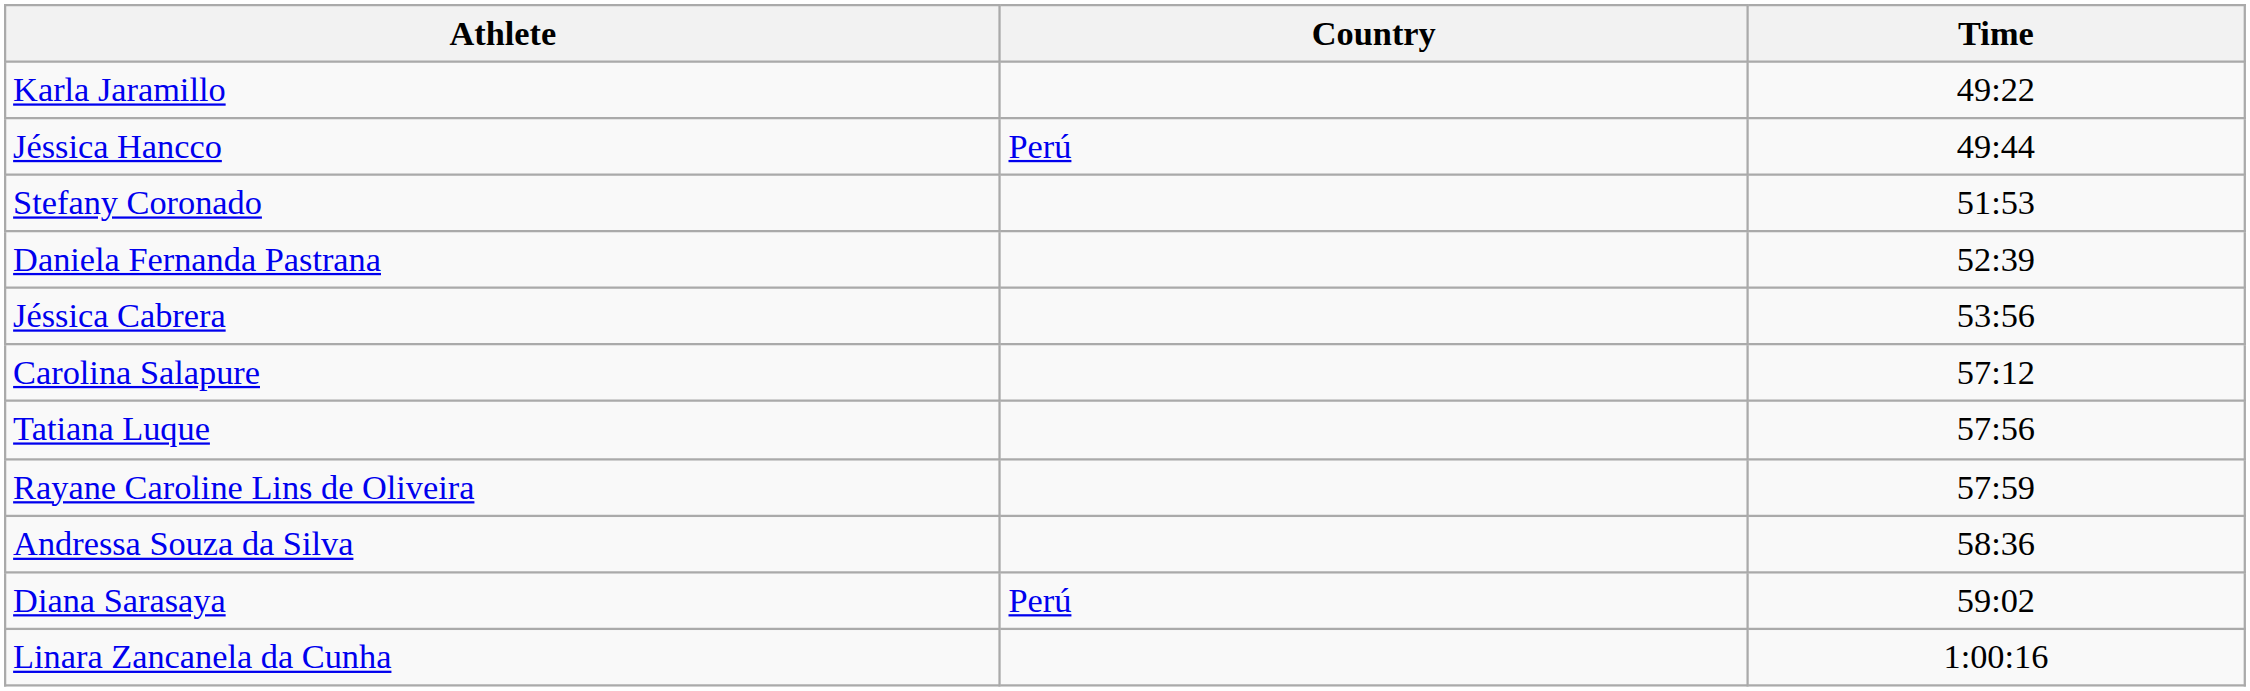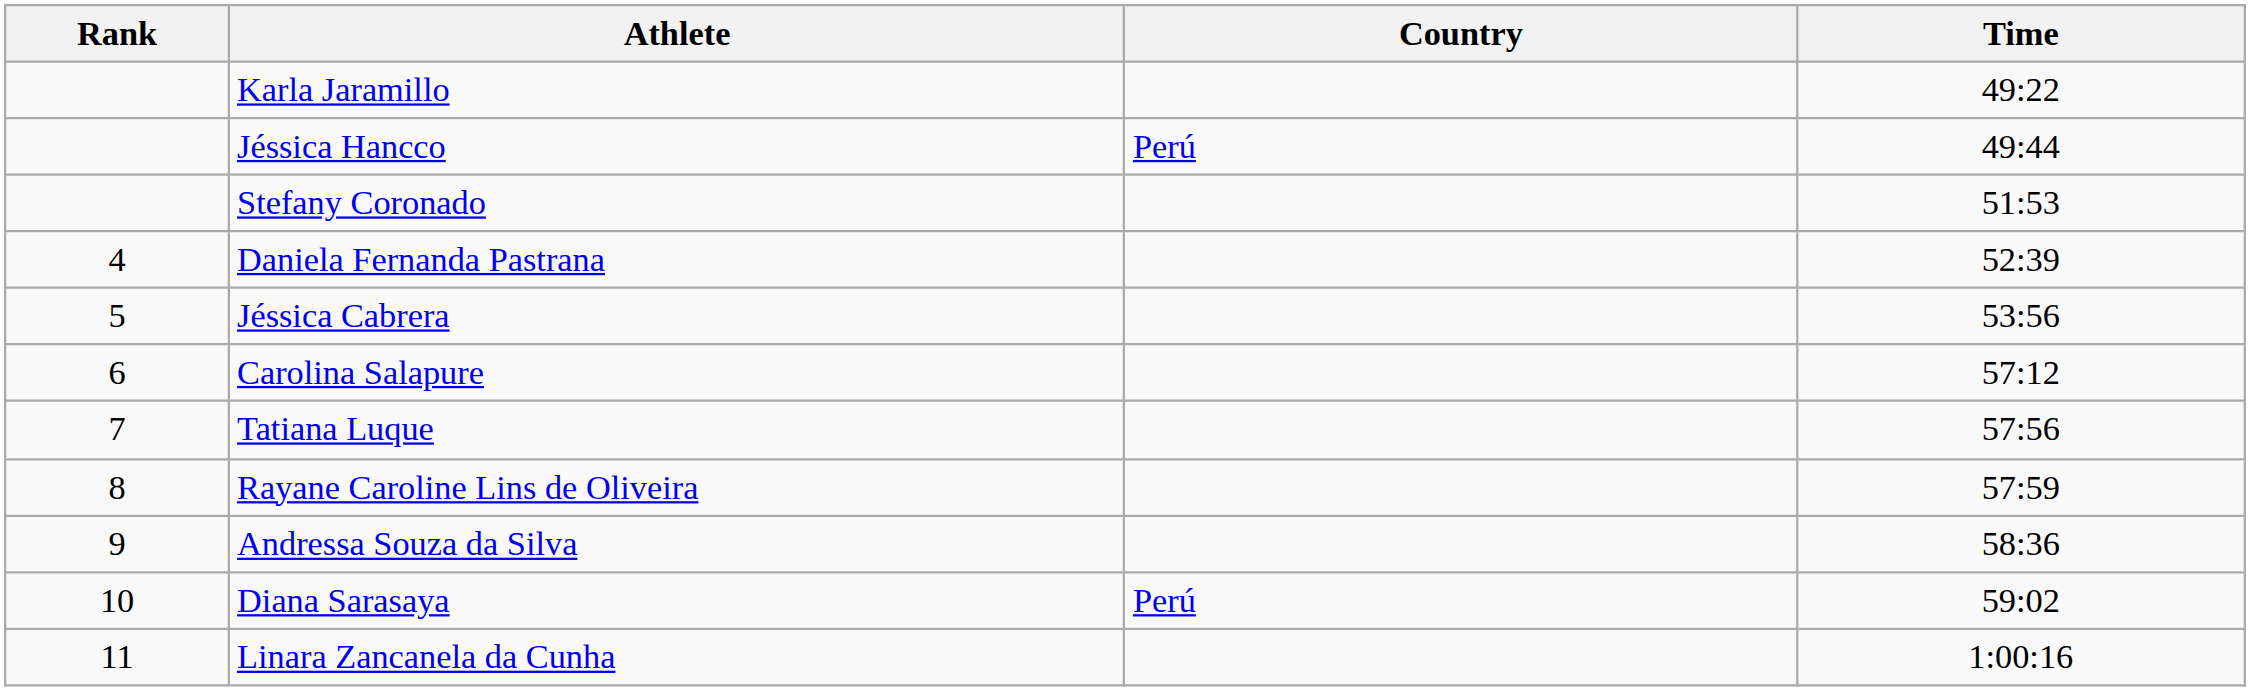+ column: (117, 33)
